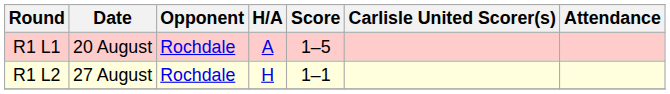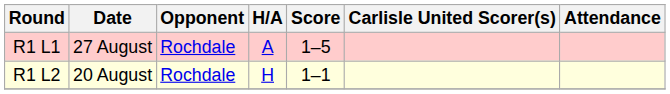(113, 46) 20 August -> (113, 46) 27 August
(113, 74) 27 August -> (113, 74) 20 August
